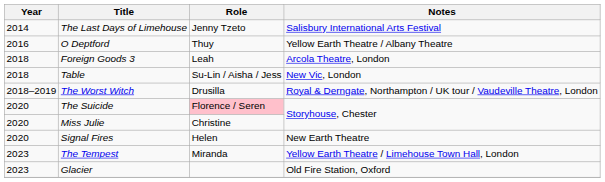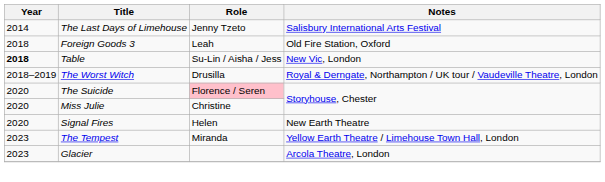- row: (85, 43)
(338, 59) Arcola Theatre, London -> (338, 43) Old Fire Station, Oxford
(18, 75) normal -> (18, 59) bold
(338, 169) Old Fire Station, Oxford -> (338, 153) Arcola Theatre, London
